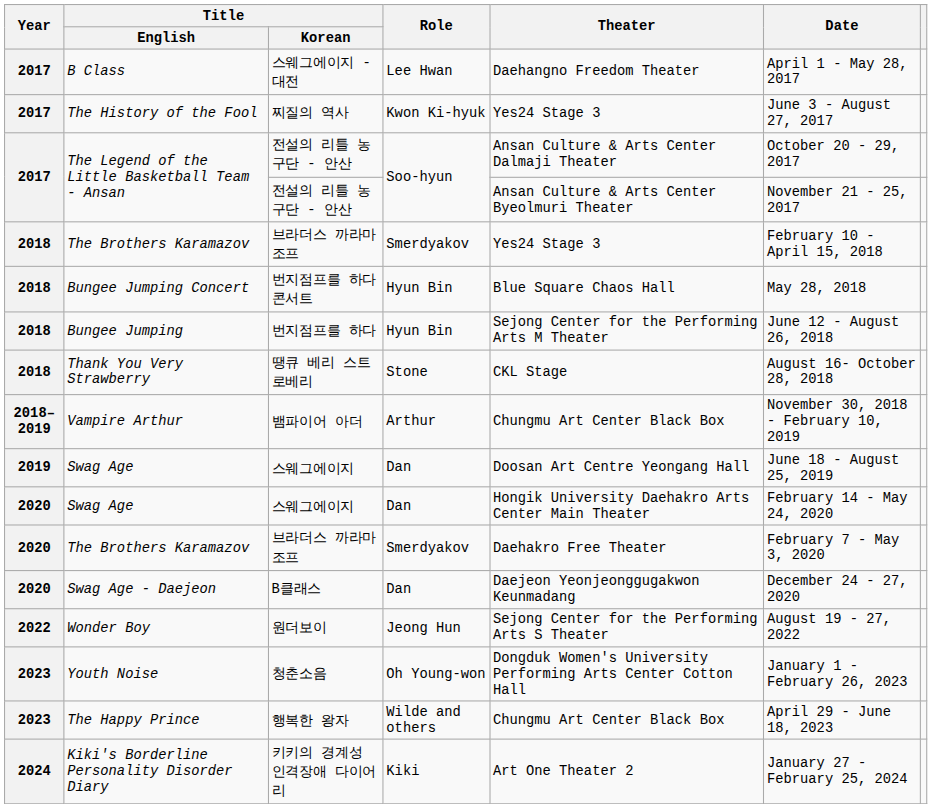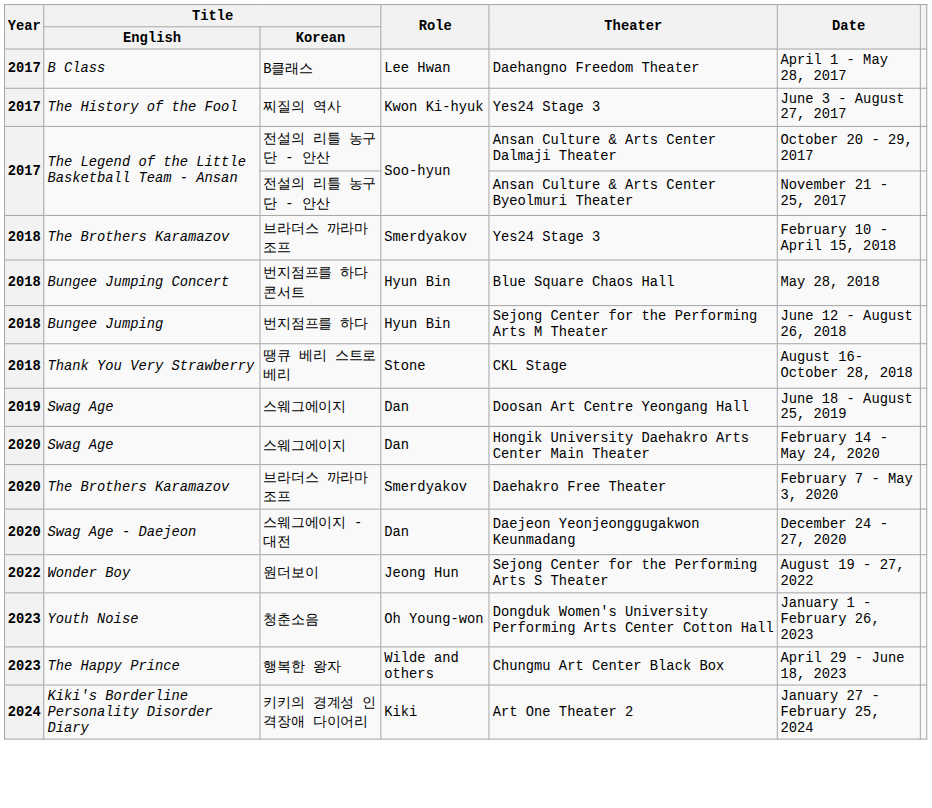(321, 72) 스웨그에이지 - 대전 -> (288, 69) B클래스
- row: (34, 422)
(296, 590) B클래스 -> (313, 532) 스웨그에이지 - 대전
